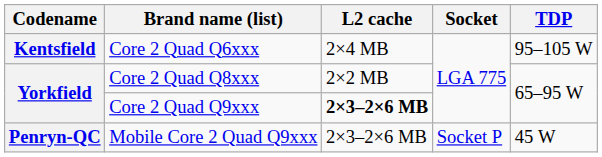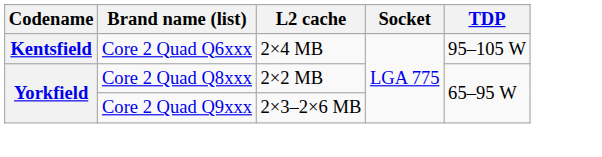(377, 107) bold -> (311, 107) normal
- row: (213, 136)
